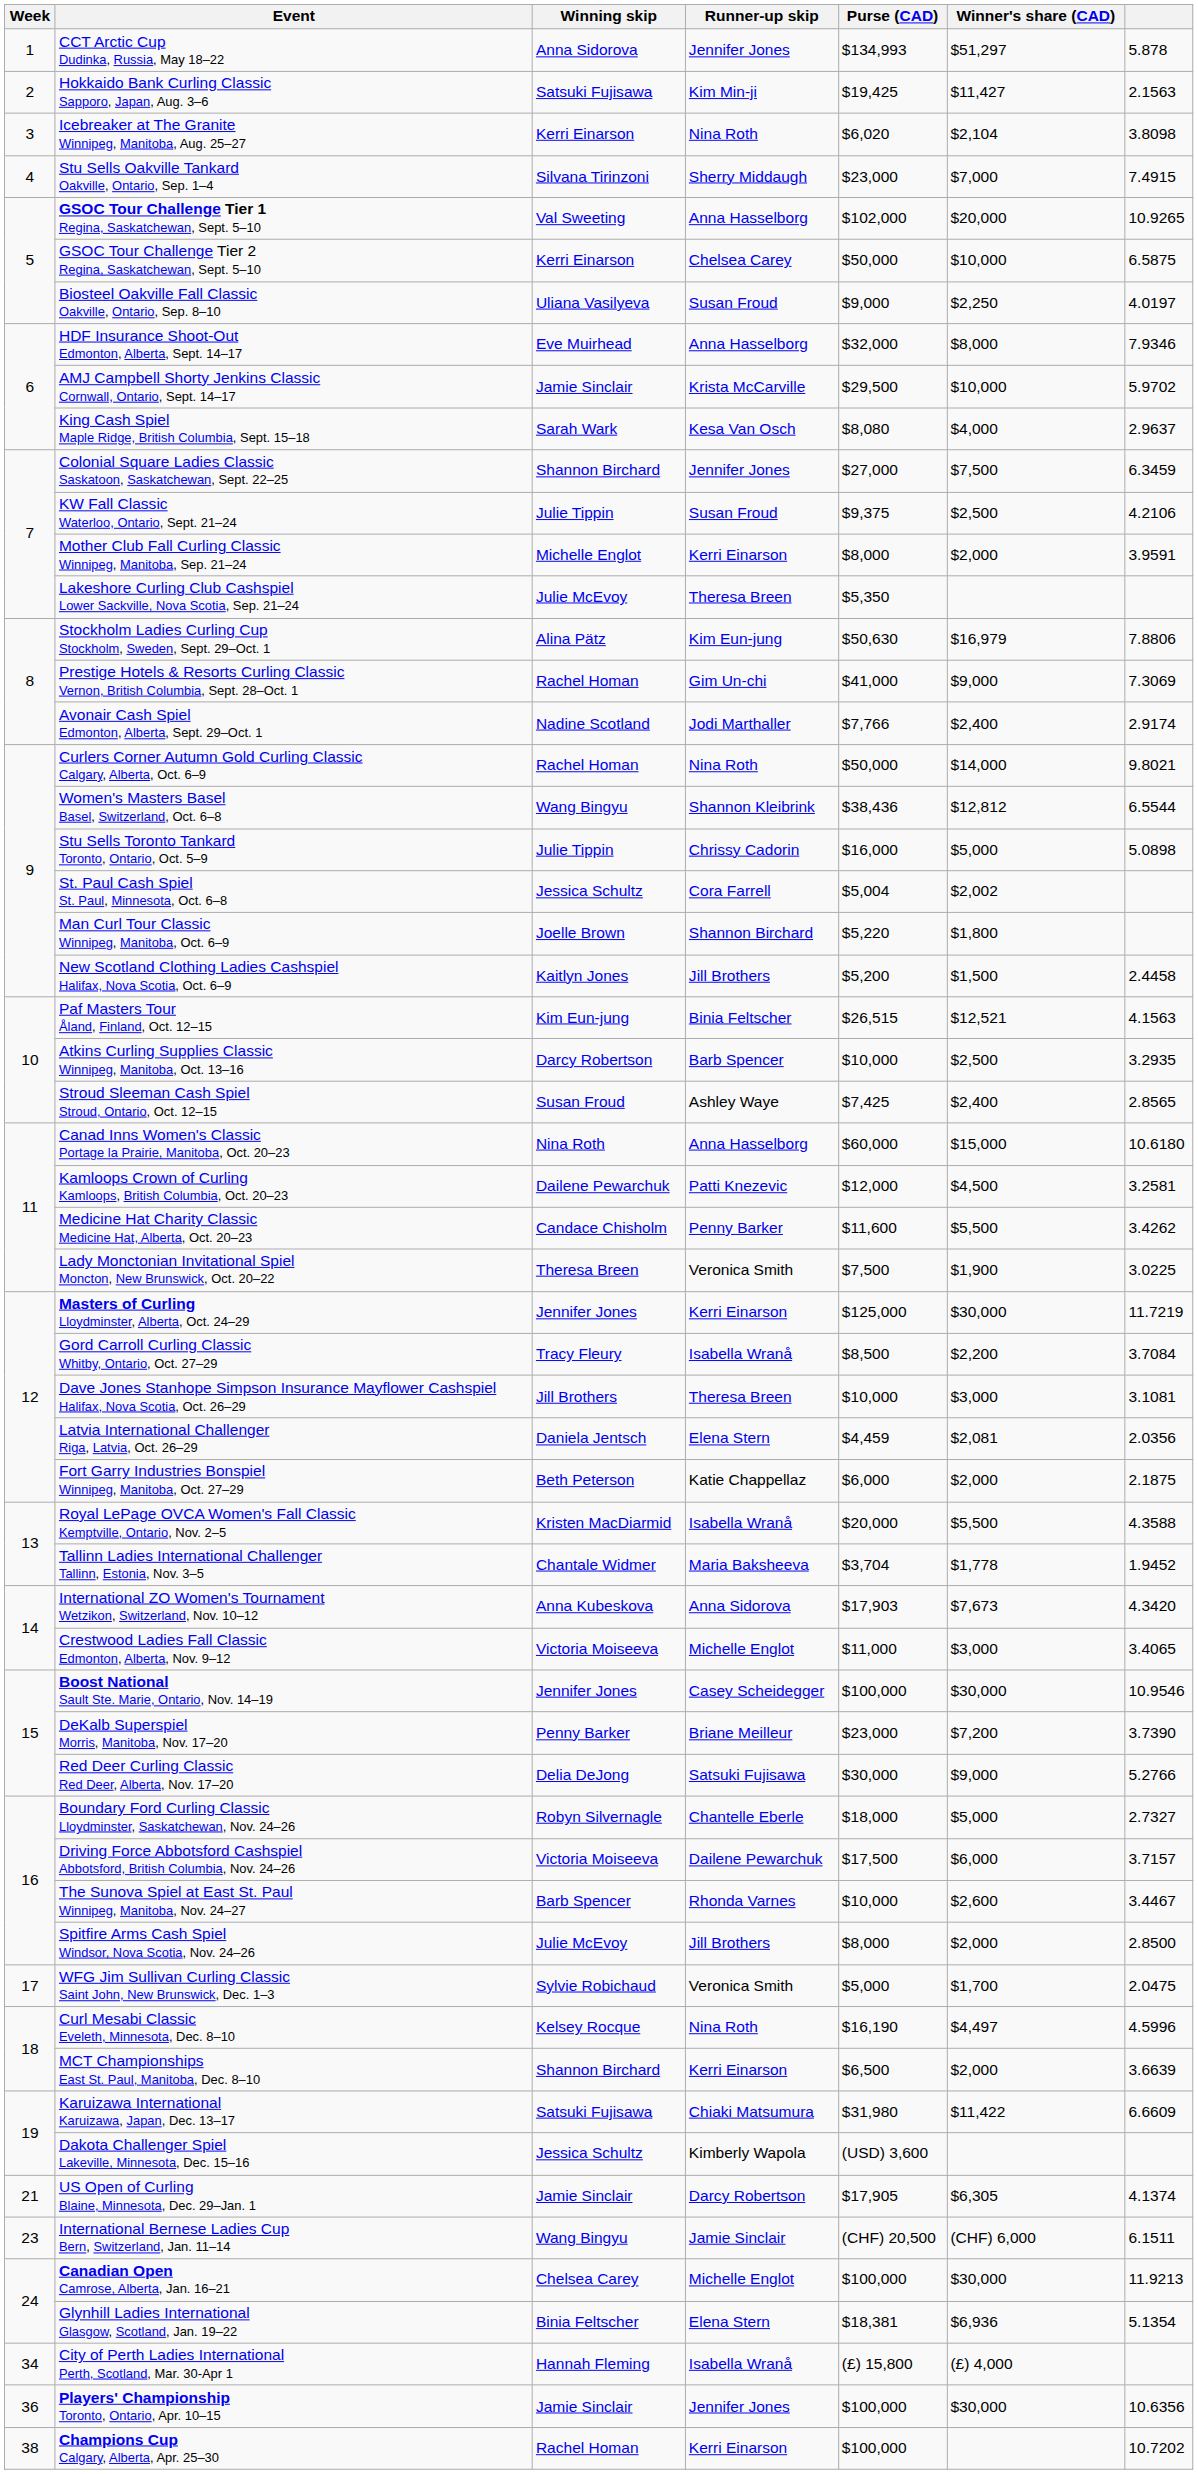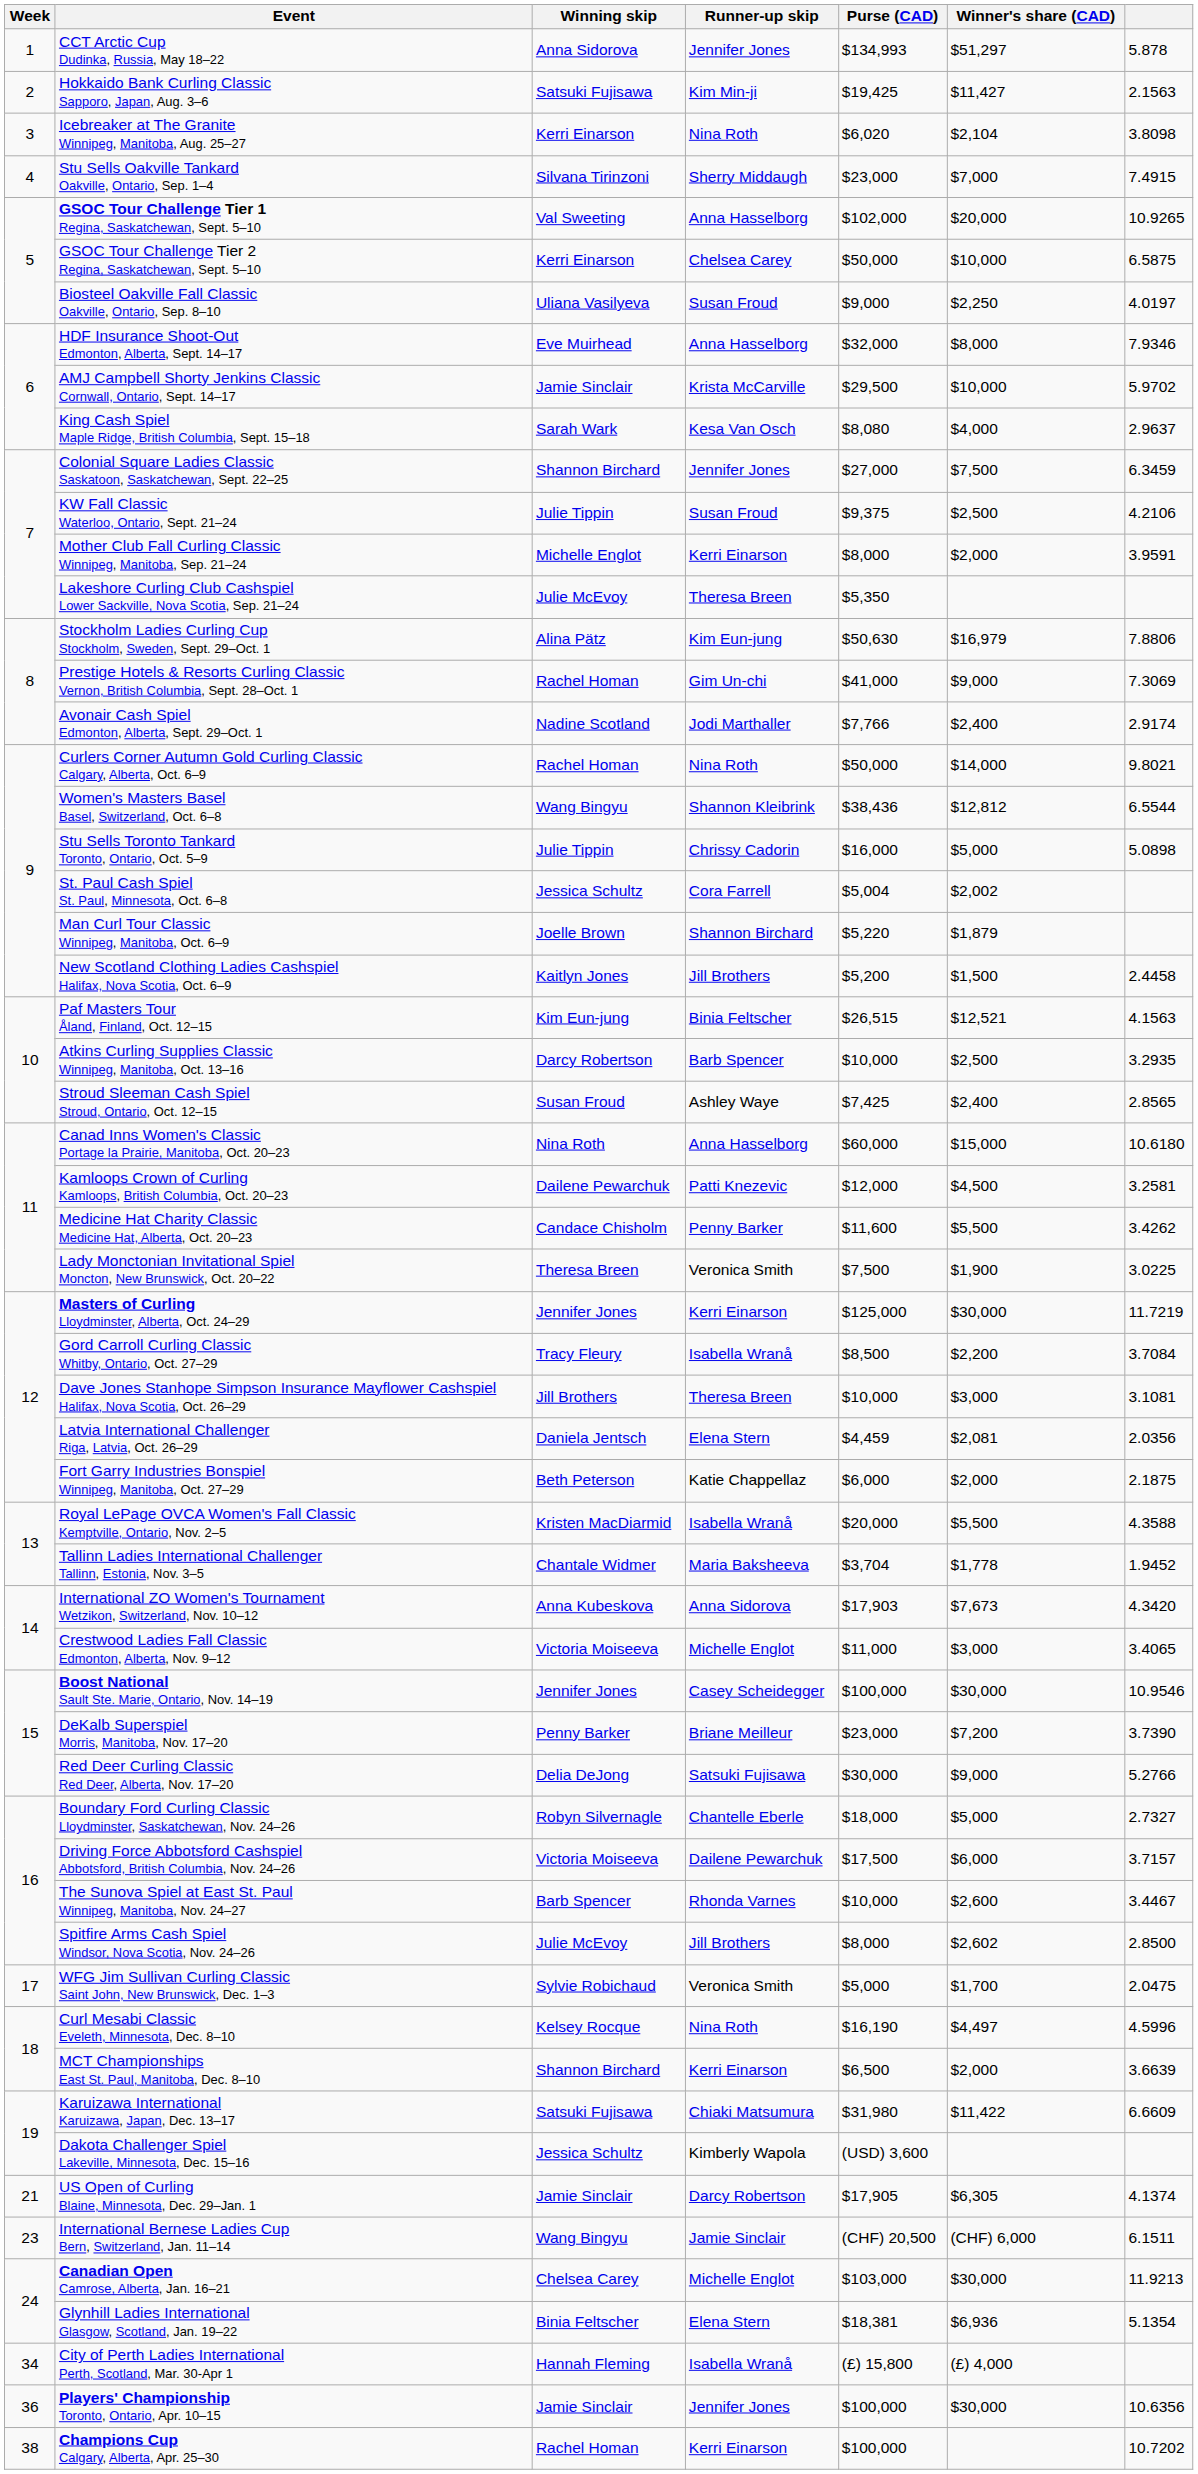(974, 933) $1,800 -> (974, 933) $1,879
(974, 1943) $2,000 -> (974, 1943) $2,602
(874, 2280) $100,000 -> (874, 2280) $103,000
